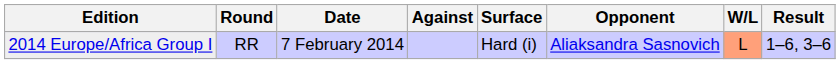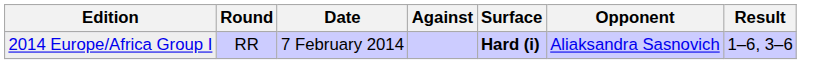- column: (743, 17)
(509, 44) normal -> (510, 44) bold
